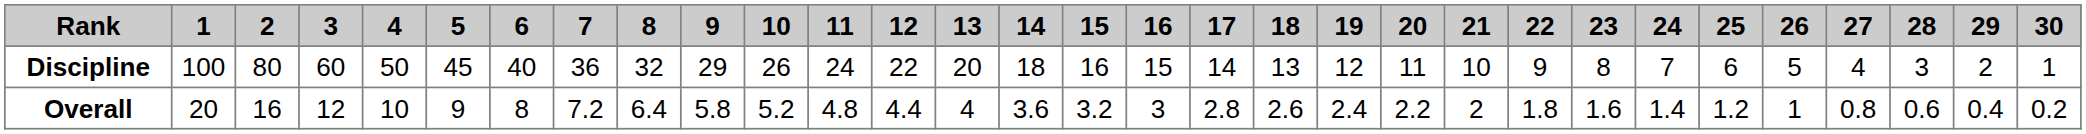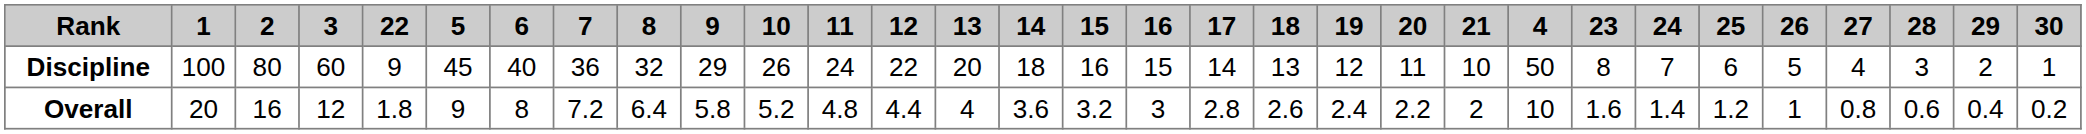columns swapped: (394, 25) <-> (1540, 25)
